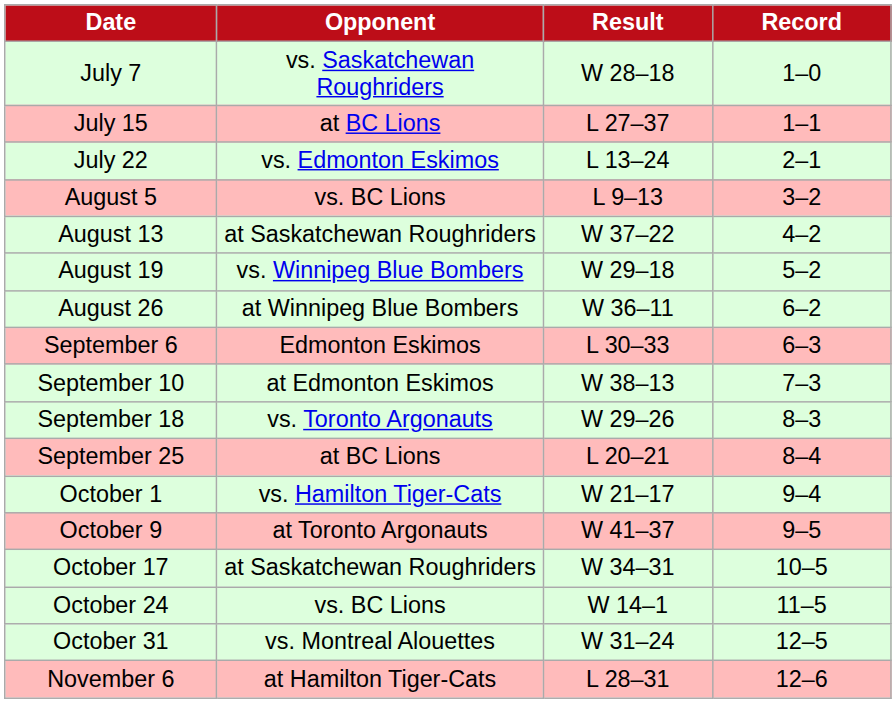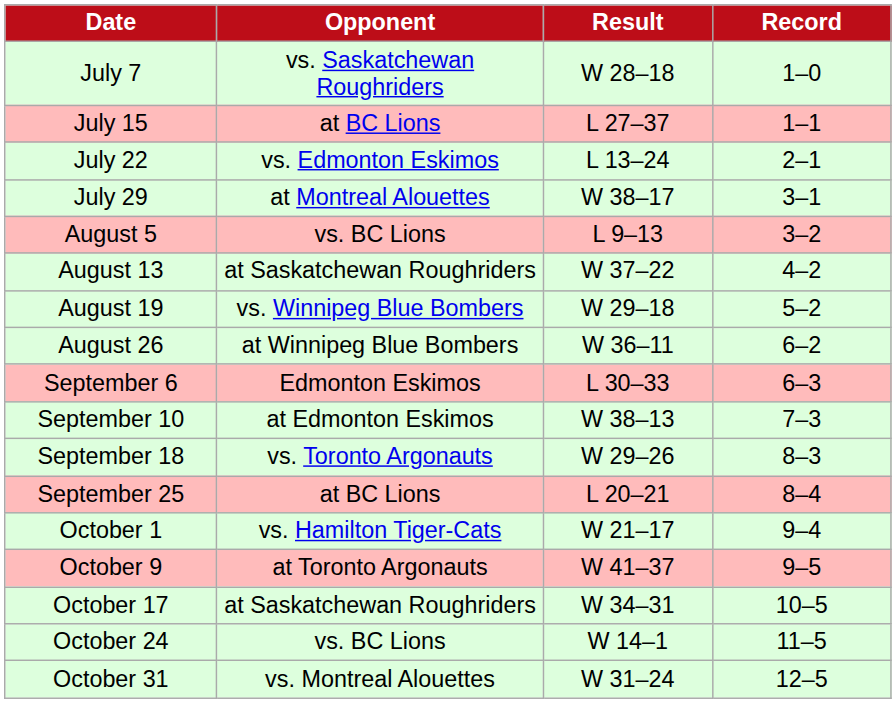+ row: (111, 197)
- row: (111, 679)
